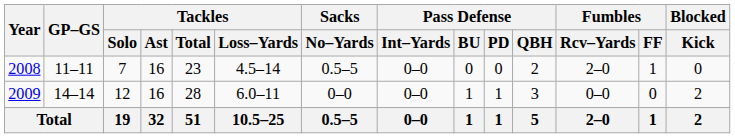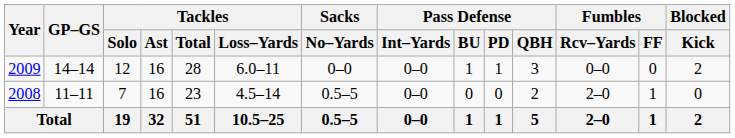rows swapped: (24, 68) <-> (24, 94)
